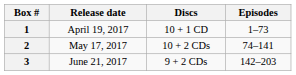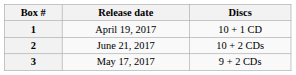- column: (258, 12)
(98, 45) May 17, 2017 -> (126, 45) June 21, 2017
(98, 62) June 21, 2017 -> (126, 62) May 17, 2017
